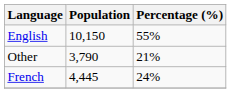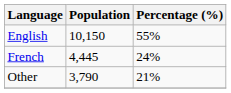rows swapped: (26, 77) <-> (22, 56)
